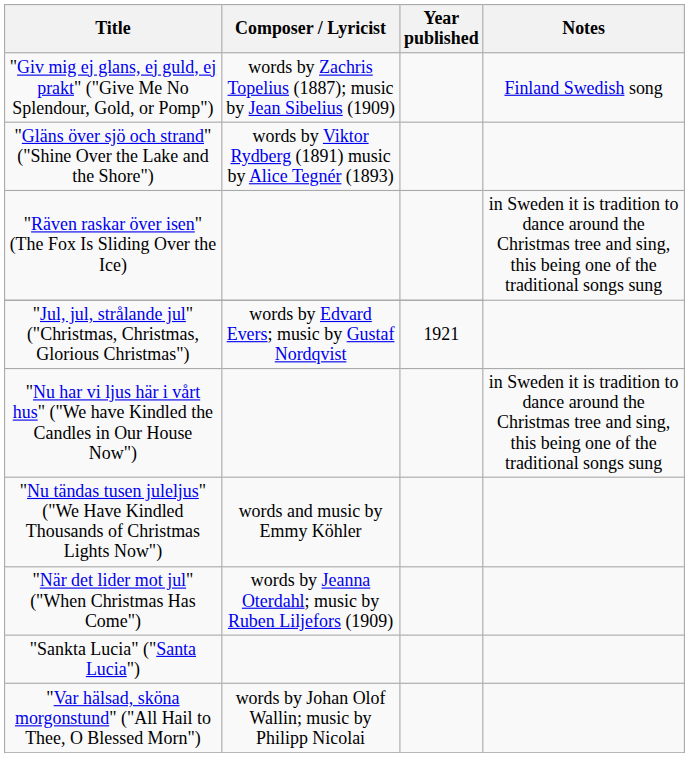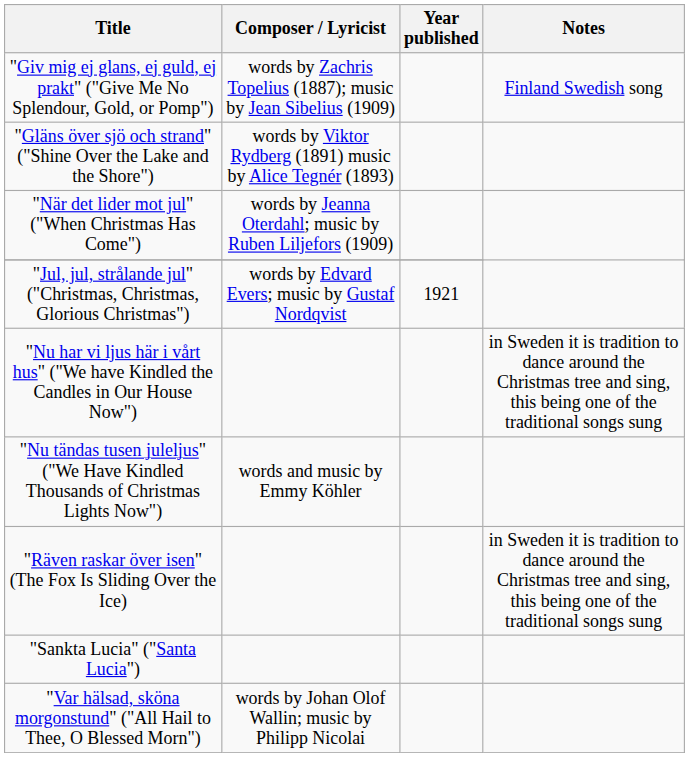rows swapped: (113, 600) <-> (113, 245)
